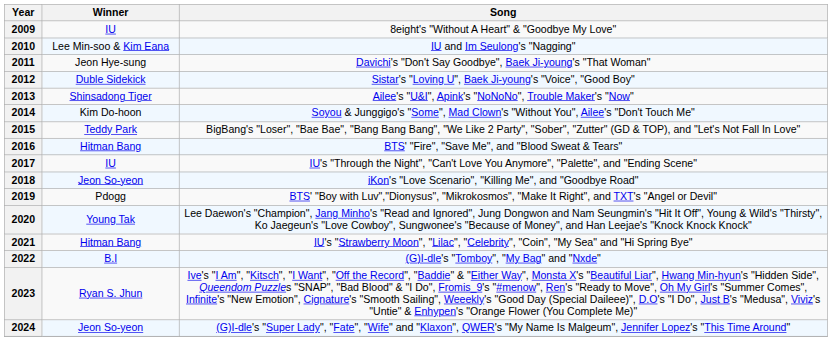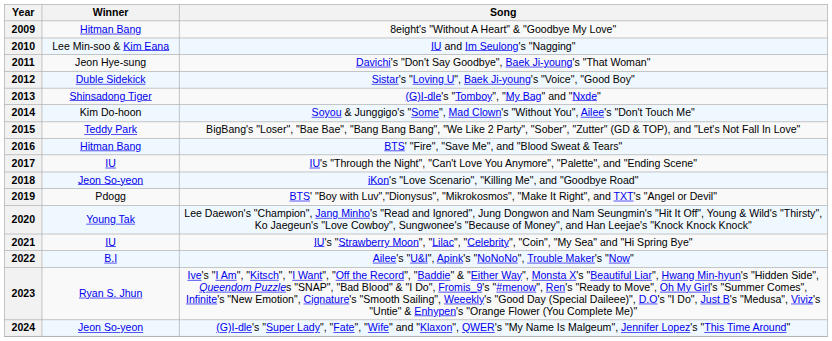(111, 29) IU -> (111, 29) Hitman Bang
(503, 96) Ailee's "U&I", Apink's "NoNoNo", Trouble Maker's "Now" -> (503, 96) (G)I-dle's "Tomboy", "My Bag" and "Nxde"
(111, 242) Hitman Bang -> (111, 242) IU
(503, 259) (G)I-dle's "Tomboy", "My Bag" and "Nxde" -> (503, 259) Ailee's "U&I", Apink's "NoNoNo", Trouble Maker's "Now"
